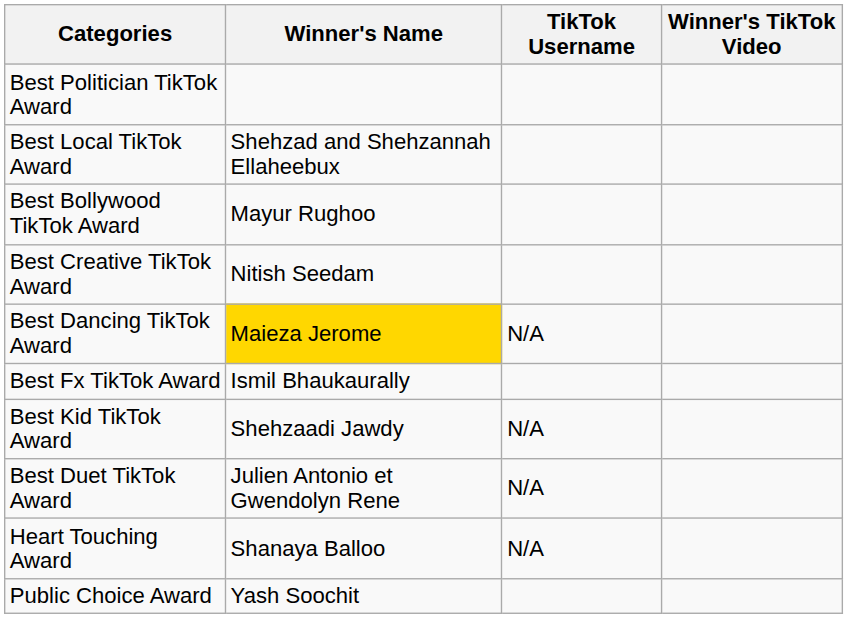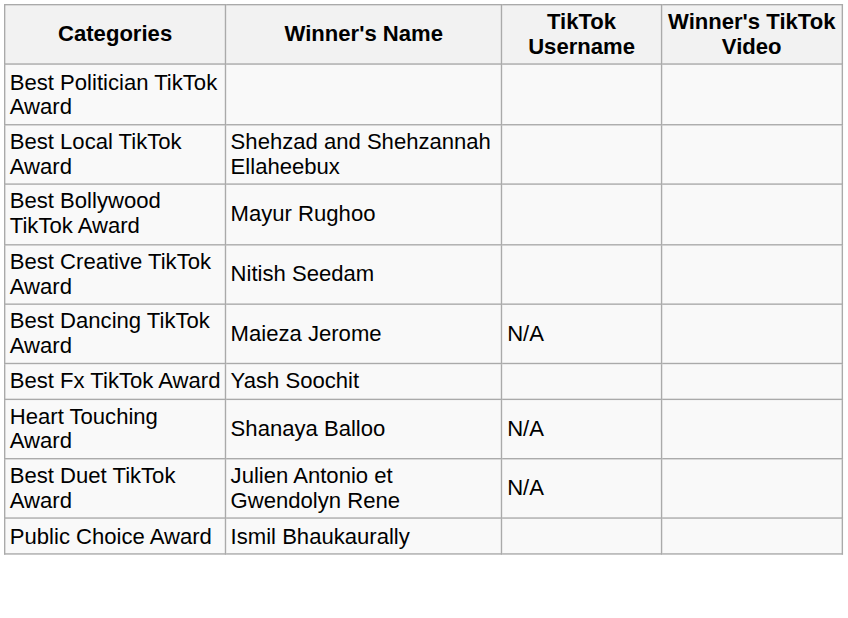(306, 333) gold background -> (306, 333) no background
(320, 381) Ismil Bhaukaurally -> (295, 381) Yash Soochit
- row: (85, 428)
rows swapped: (93, 488) <-> (84, 548)
(295, 595) Yash Soochit -> (320, 535) Ismil Bhaukaurally
